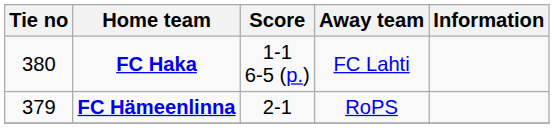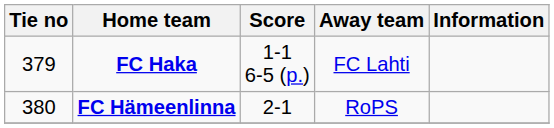(39, 63) 380 -> (39, 63) 379
(39, 107) 379 -> (39, 107) 380
